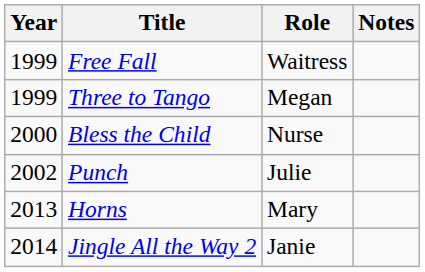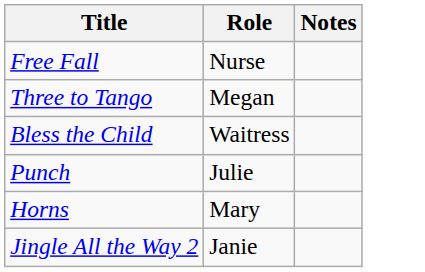- column: (34, 23)
(307, 60) Waitress -> (237, 60) Nurse
(295, 135) Nurse -> (249, 135) Waitress
